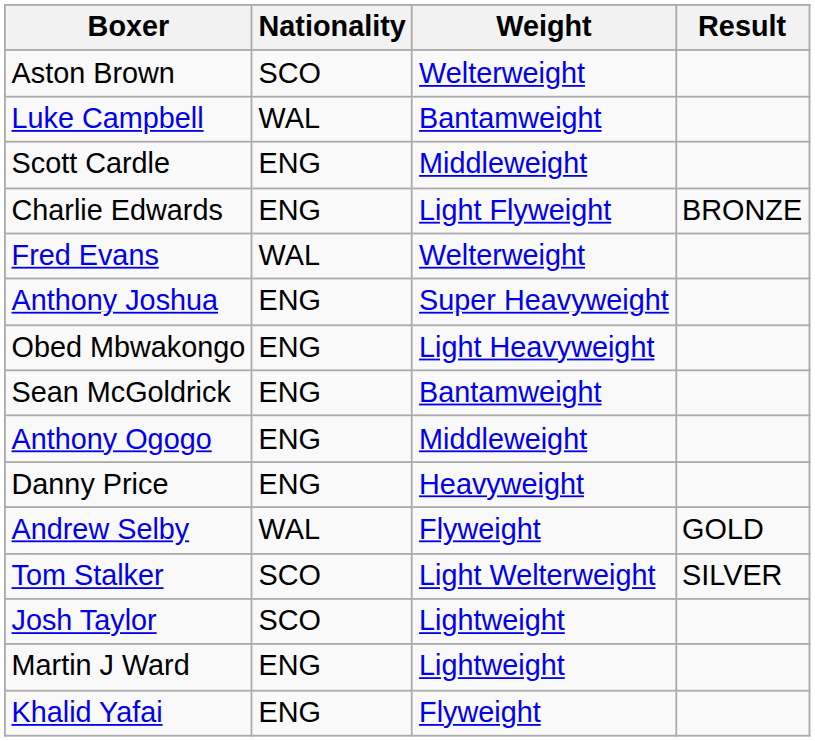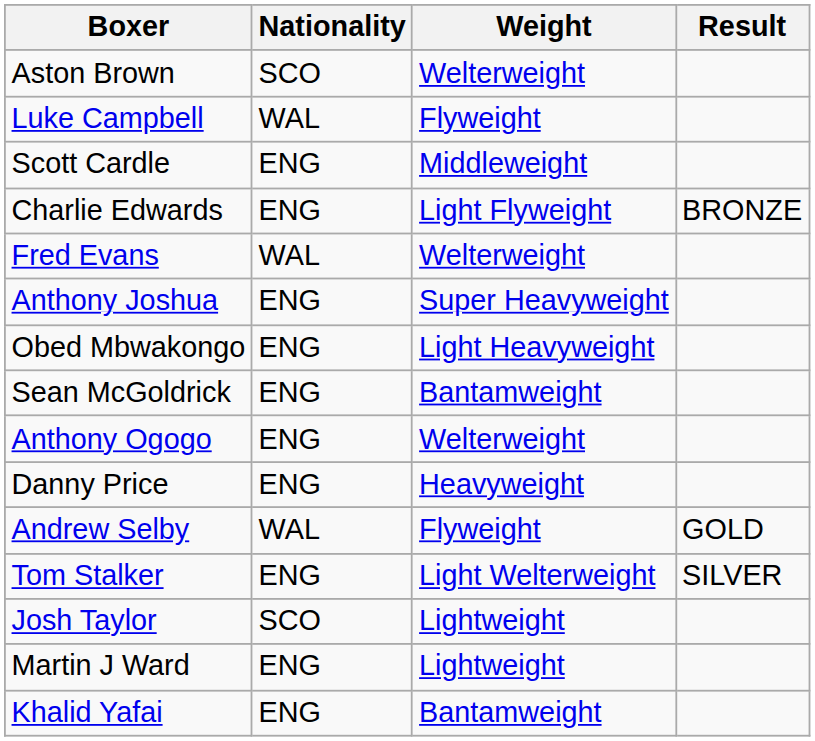(510, 118) Bantamweight -> (480, 118) Flyweight
(503, 438) Middleweight -> (502, 438) Welterweight
(290, 575) SCO -> (290, 575) ENG
(480, 712) Flyweight -> (510, 712) Bantamweight
